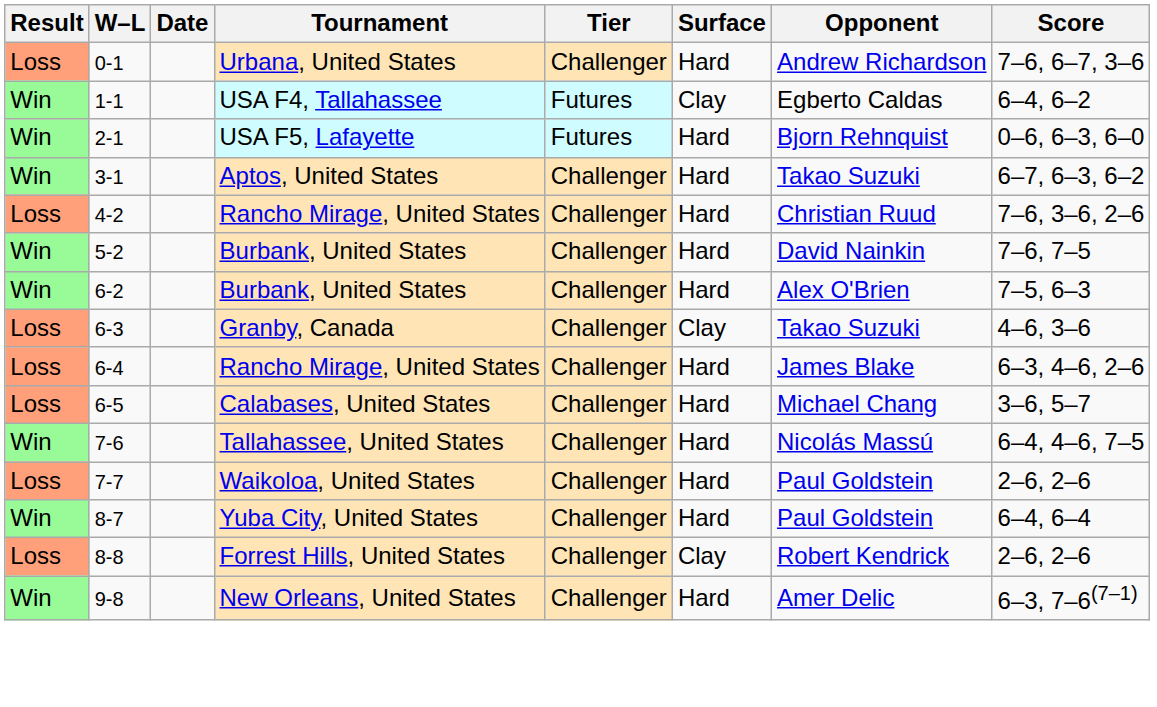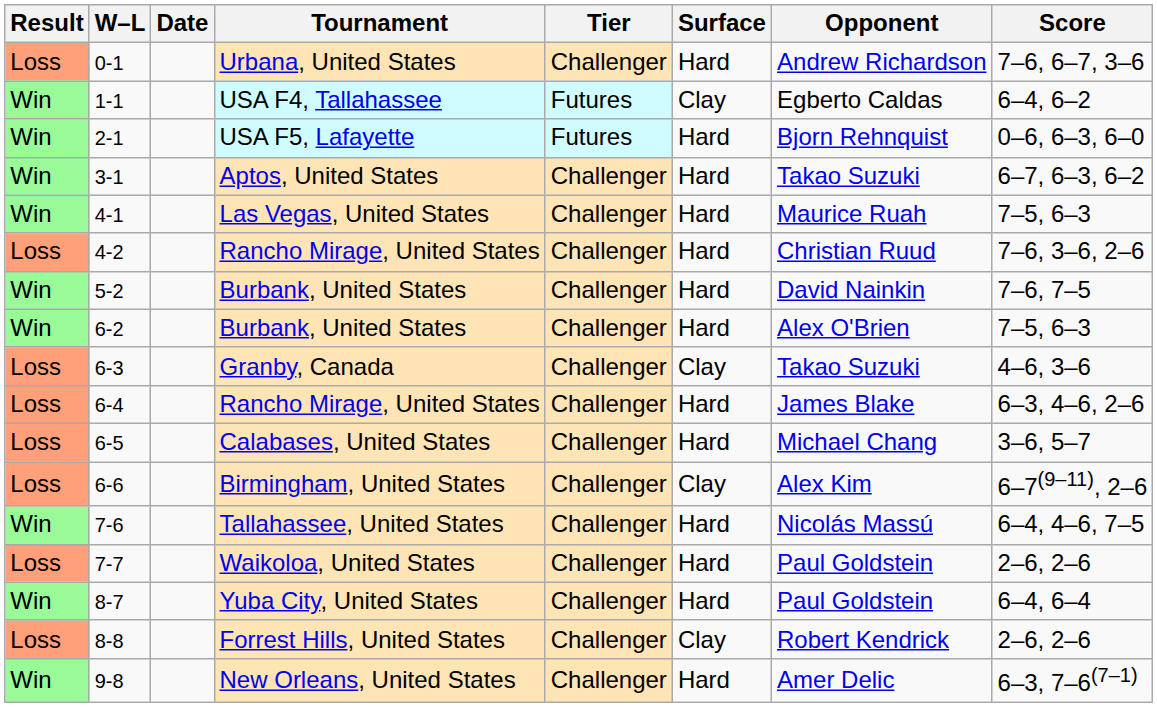+ row: (109, 215)
+ row: (109, 485)
